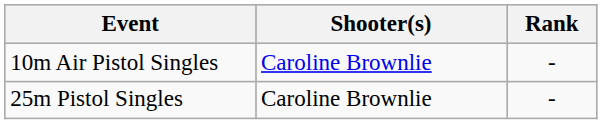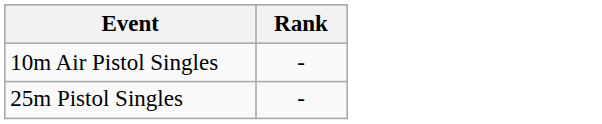- column: (381, 23)
